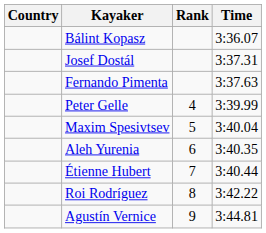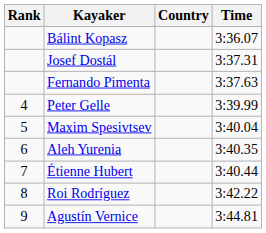columns swapped: (192, 15) <-> (33, 15)
